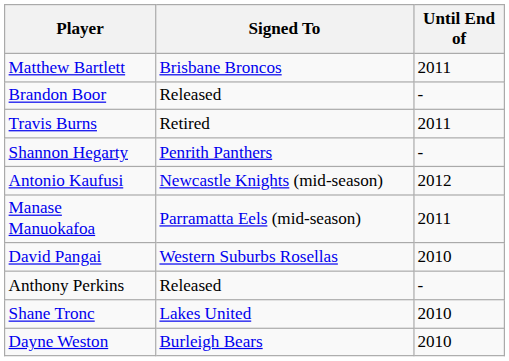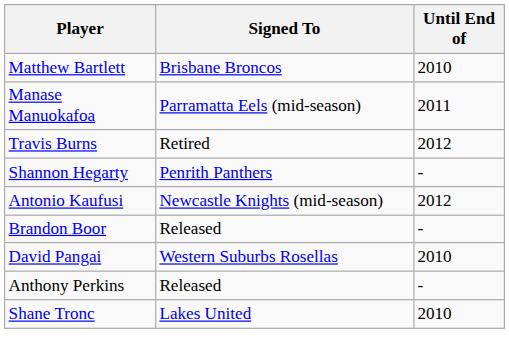(459, 68) 2011 -> (459, 68) 2010
rows swapped: (57, 95) <-> (52, 218)
(459, 124) 2011 -> (459, 144) 2012
- row: (58, 342)
